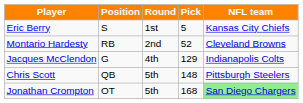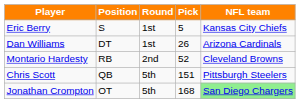+ row: (36, 43)
- row: (52, 59)
(189, 75) 148 -> (186, 75) 151
